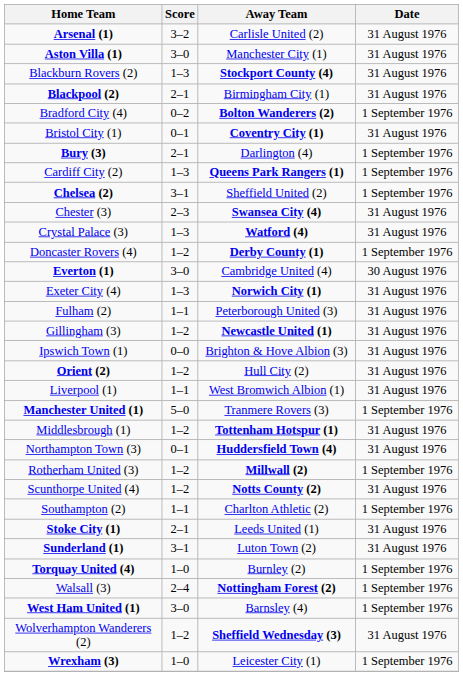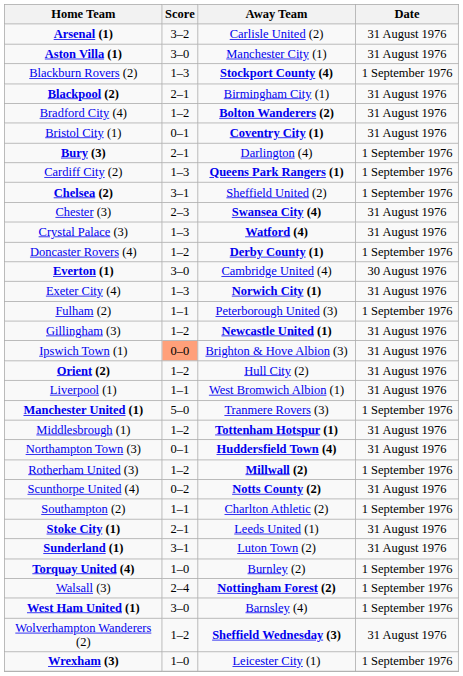(407, 73) 31 August 1976 -> (407, 73) 1 September 1976
(180, 113) 0–2 -> (180, 113) 1–2
(407, 113) 1 September 1976 -> (407, 113) 31 August 1976
(407, 311) 31 August 1976 -> (407, 311) 1 September 1976
(180, 350) no background -> (180, 350) lightsalmon background
(180, 489) 1–2 -> (180, 489) 0–2
